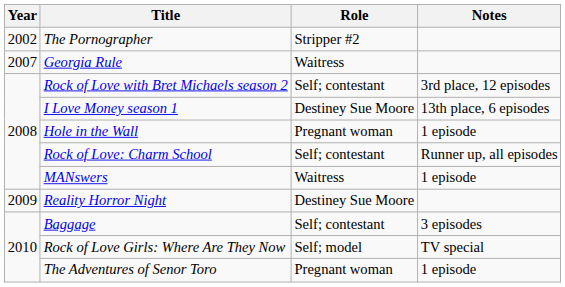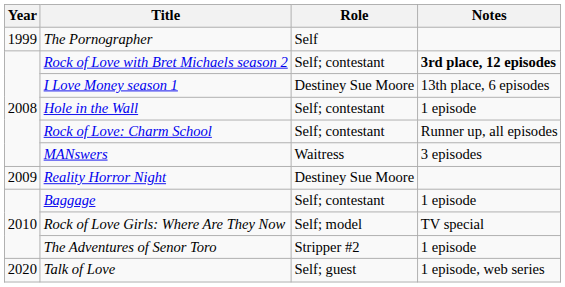(22, 39) 2002 -> (22, 39) 1999
(327, 39) Stripper #2 -> (306, 39) Self
- row: (83, 62)
(486, 85) normal -> (488, 62) bold
(344, 131) Pregnant woman -> (340, 108) Self; contestant
(449, 177) 1 episode -> (451, 154) 3 episodes
(451, 223) 3 episodes -> (449, 200) 1 episode
(344, 270) Pregnant woman -> (327, 246) Stripper #2
+ row: (79, 270)
